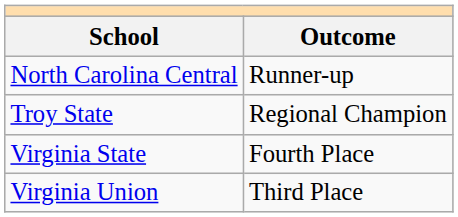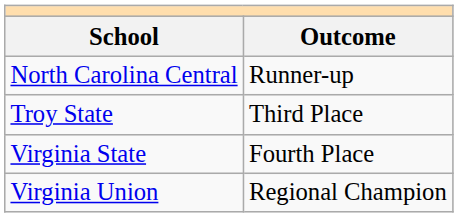(348, 114) Regional Champion -> (306, 114) Third Place
(306, 192) Third Place -> (348, 192) Regional Champion
